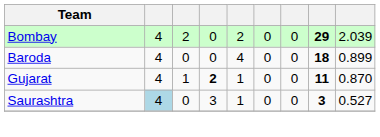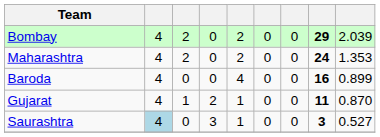+ row: (45, 57)
(322, 57) 18 -> (322, 79) 16
(213, 79) bold -> (213, 100) normal
